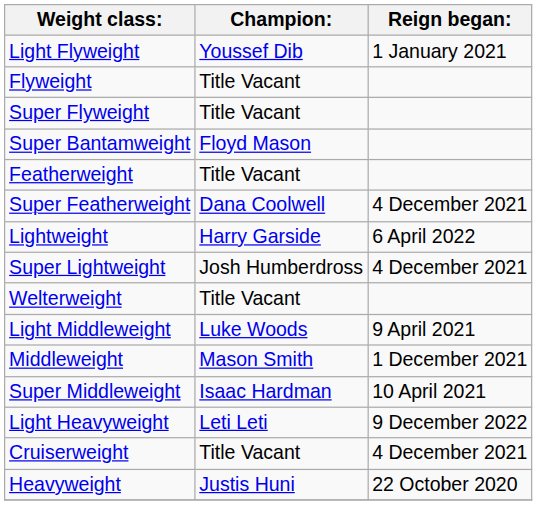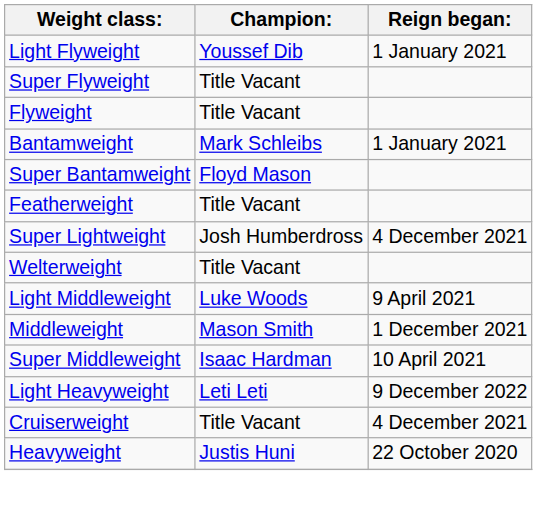rows swapped: (50, 81) <-> (79, 112)
+ row: (71, 143)
- row: (100, 205)
- row: (58, 236)
